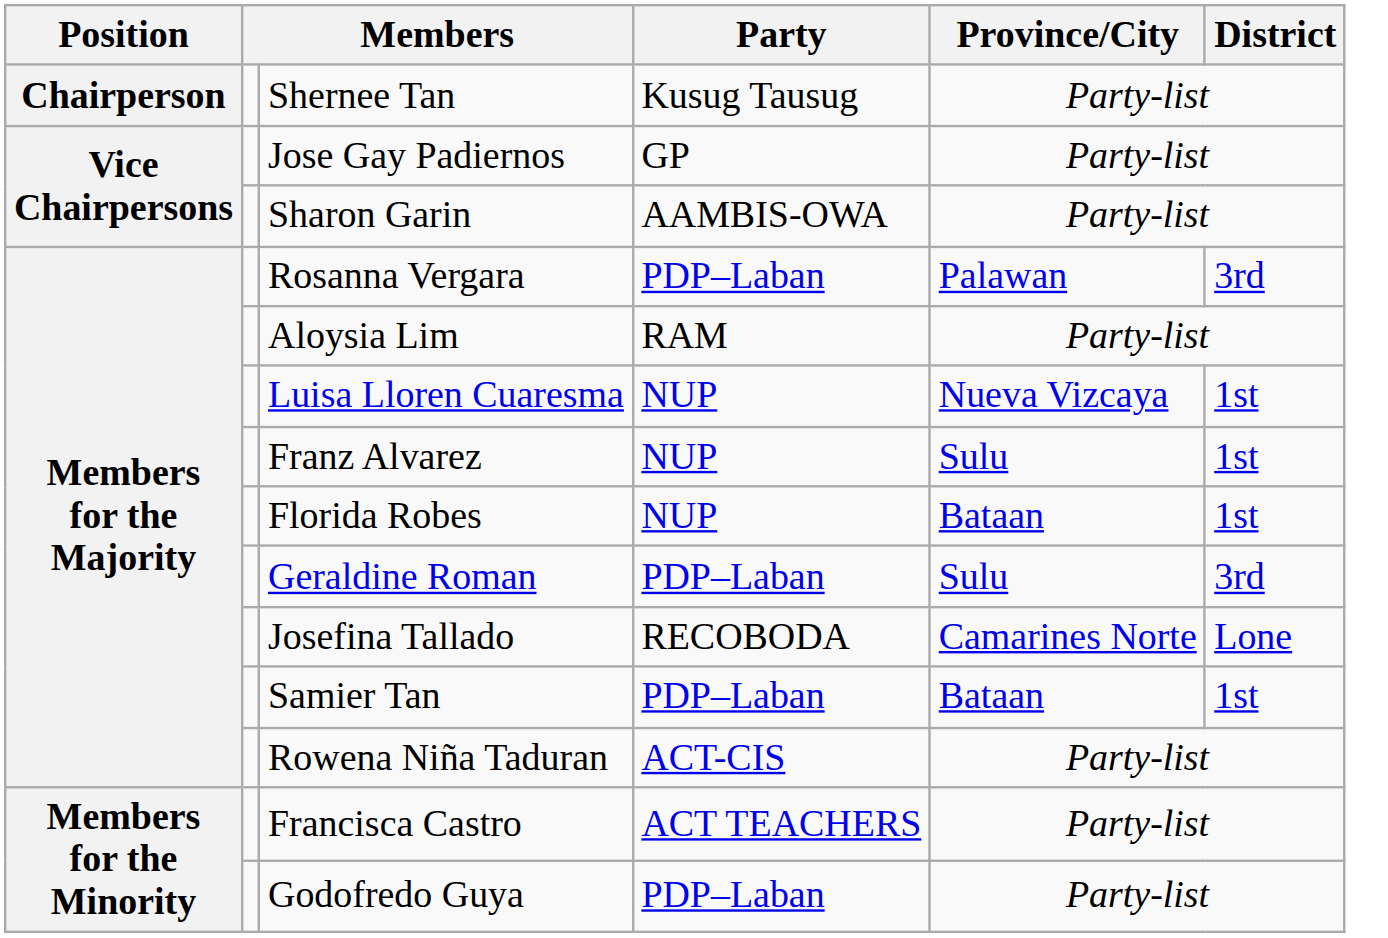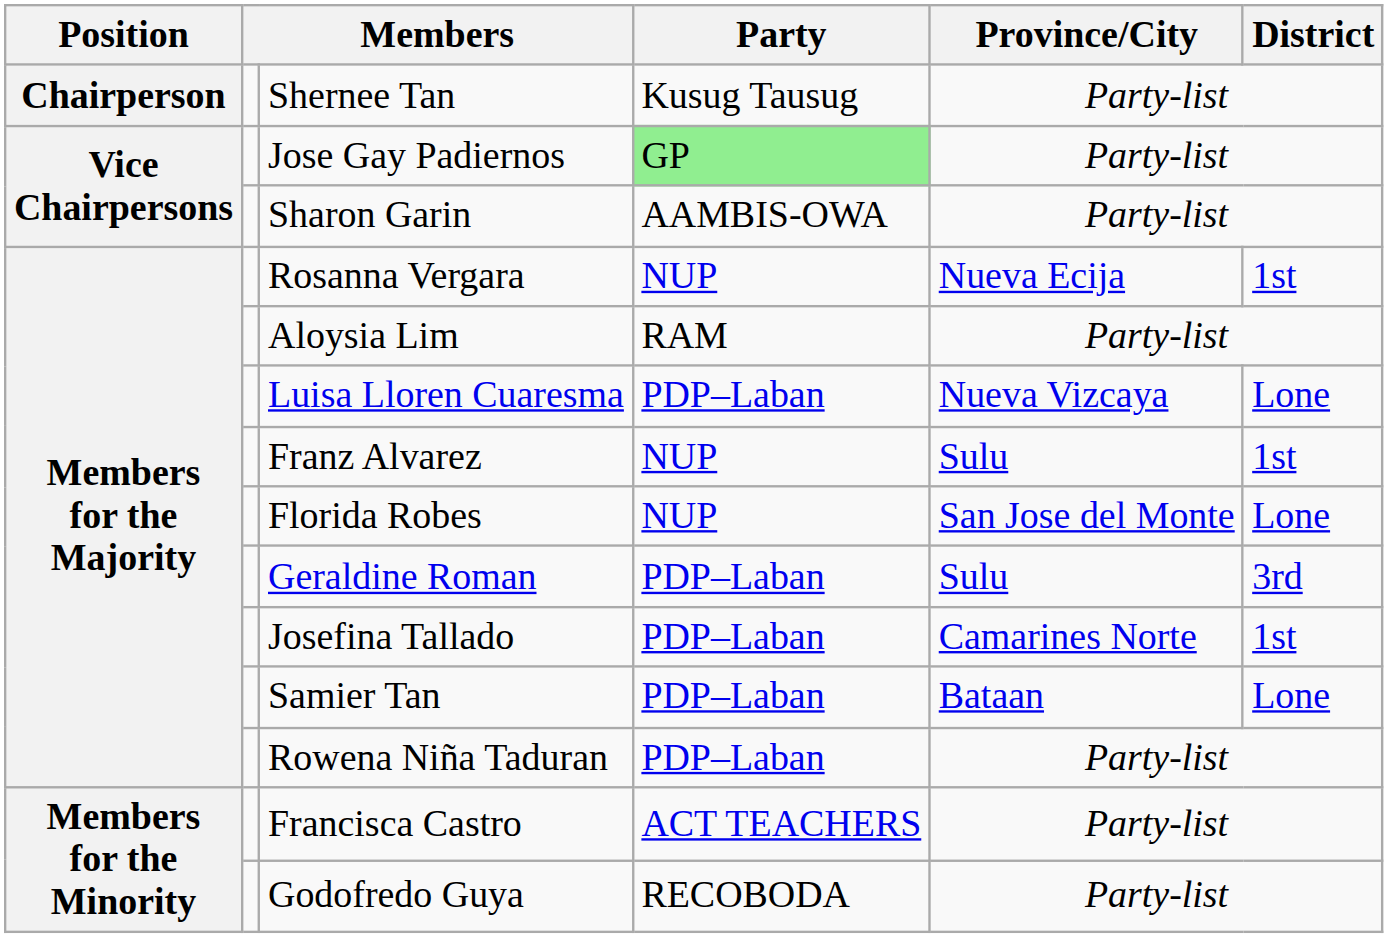(666, 154) no background -> (666, 154) lightgreen background
(733, 275) PDP–Laban -> (679, 275) NUP
(1003, 275) Palawan -> (1032, 275) Nueva Ecija
(1239, 275) 3rd -> (1274, 275) 1st
(679, 395) NUP -> (733, 395) PDP–Laban
(1236, 395) 1st -> (1291, 395) Lone
(991, 515) Bataan -> (1087, 515) San Jose del Monte
(1236, 515) 1st -> (1291, 515) Lone
(746, 635) RECOBODA -> (733, 635) PDP–Laban
(1253, 635) Lone -> (1274, 635) 1st
(1236, 696) 1st -> (1291, 696) Lone
(713, 756) ACT-CIS -> (733, 756) PDP–Laban
(733, 895) PDP–Laban -> (746, 895) RECOBODA
